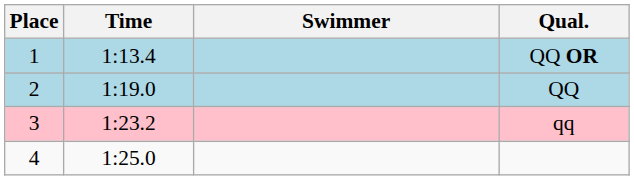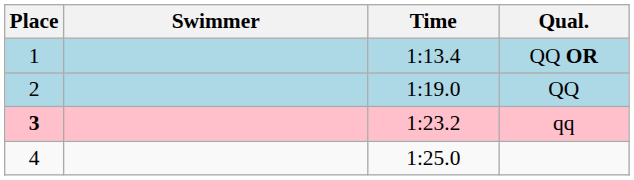columns swapped: (346, 21) <-> (129, 21)
(34, 123) normal -> (34, 123) bold
